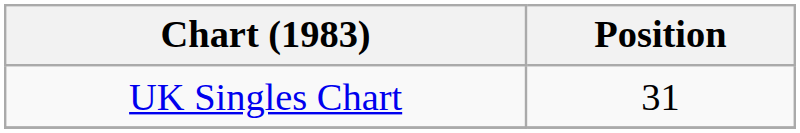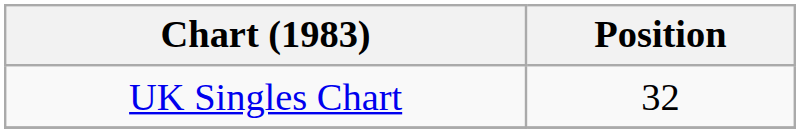(660, 95) 31 -> (660, 95) 32
